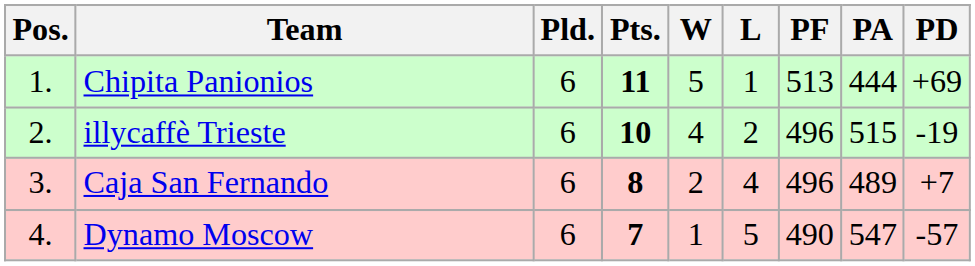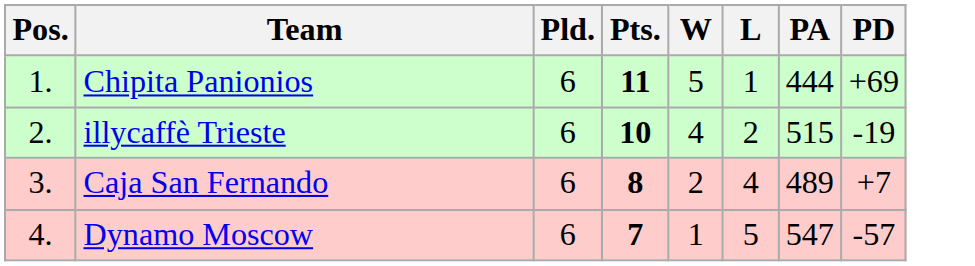- column: (810, 30)
